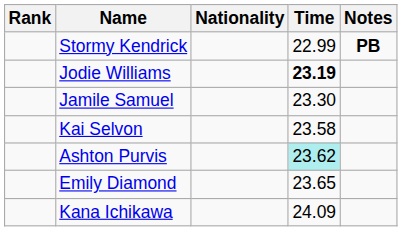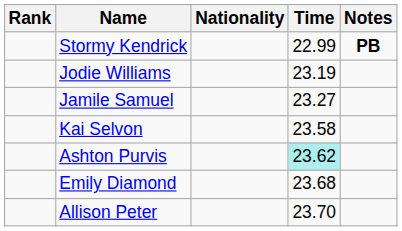(314, 73) bold -> (314, 73) normal
(314, 101) 23.30 -> (314, 101) 23.27
(314, 184) 23.65 -> (314, 184) 23.68
+ row: (108, 211)
- row: (116, 211)
